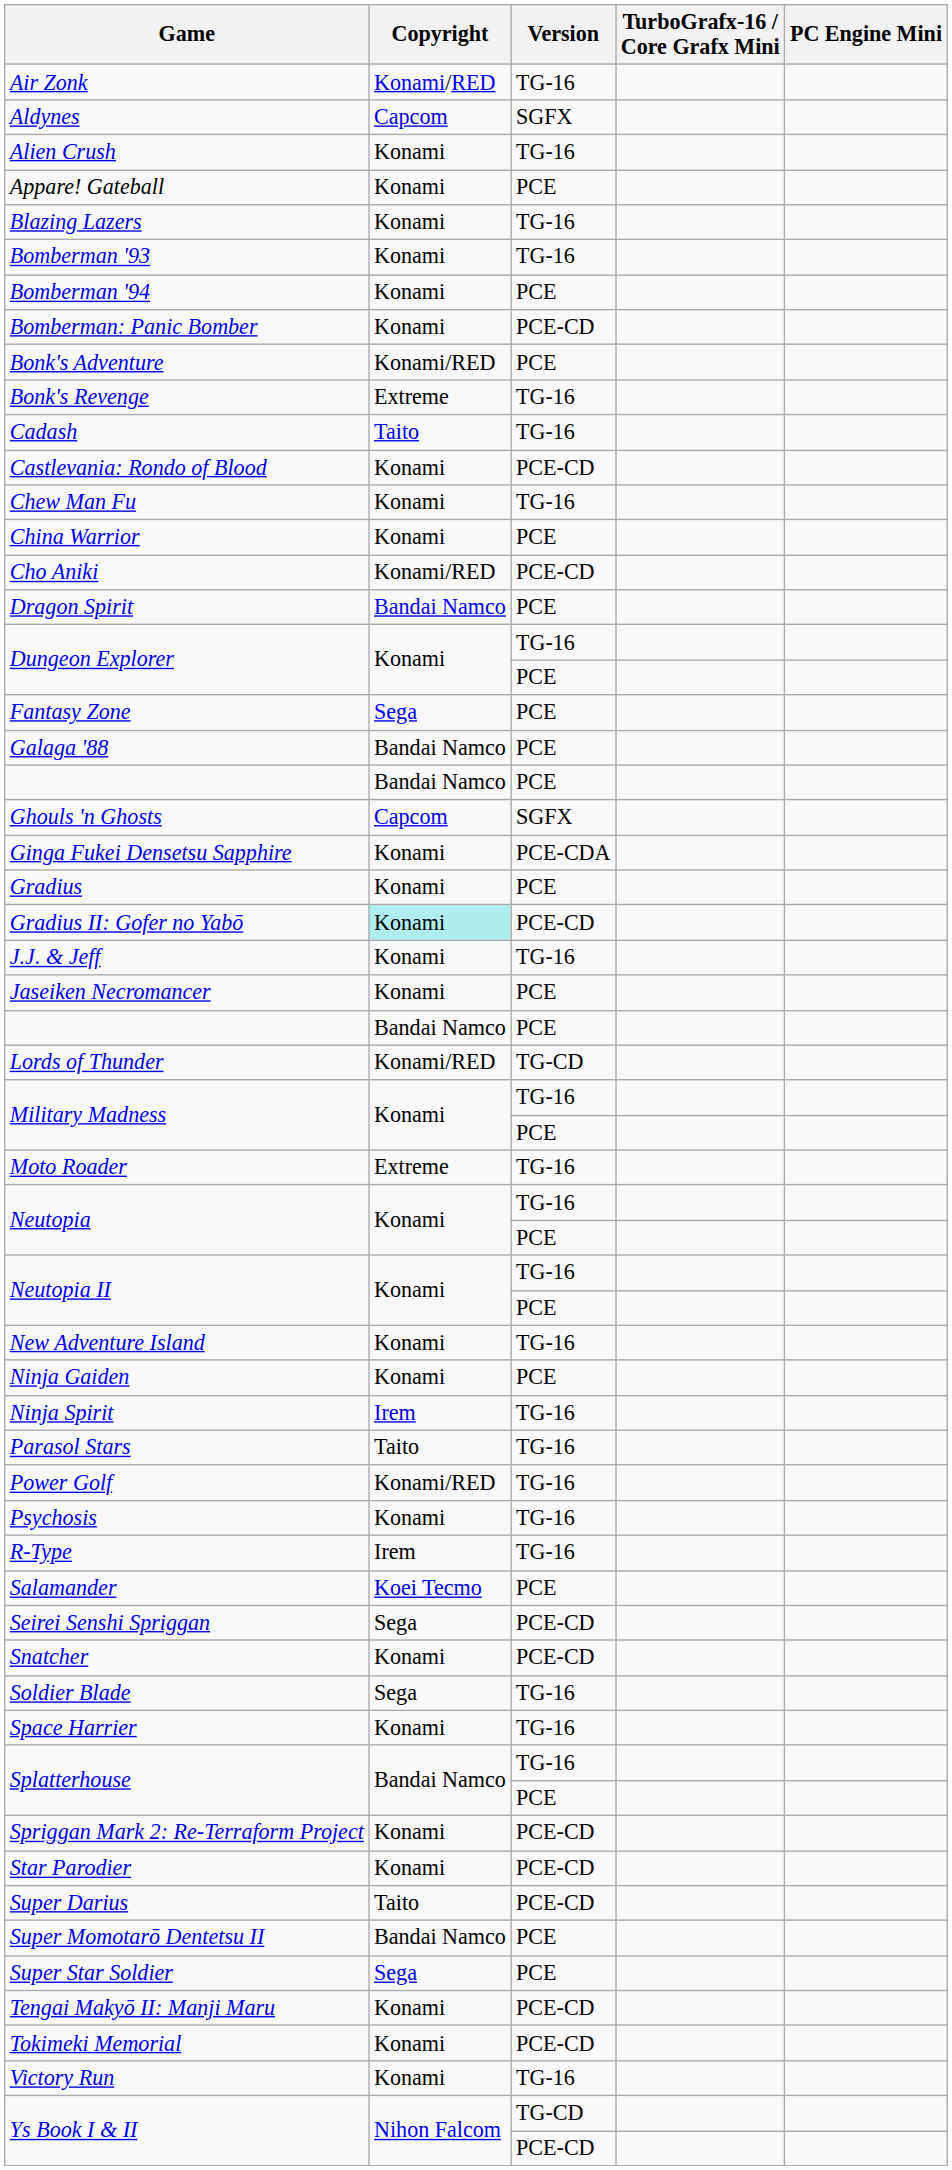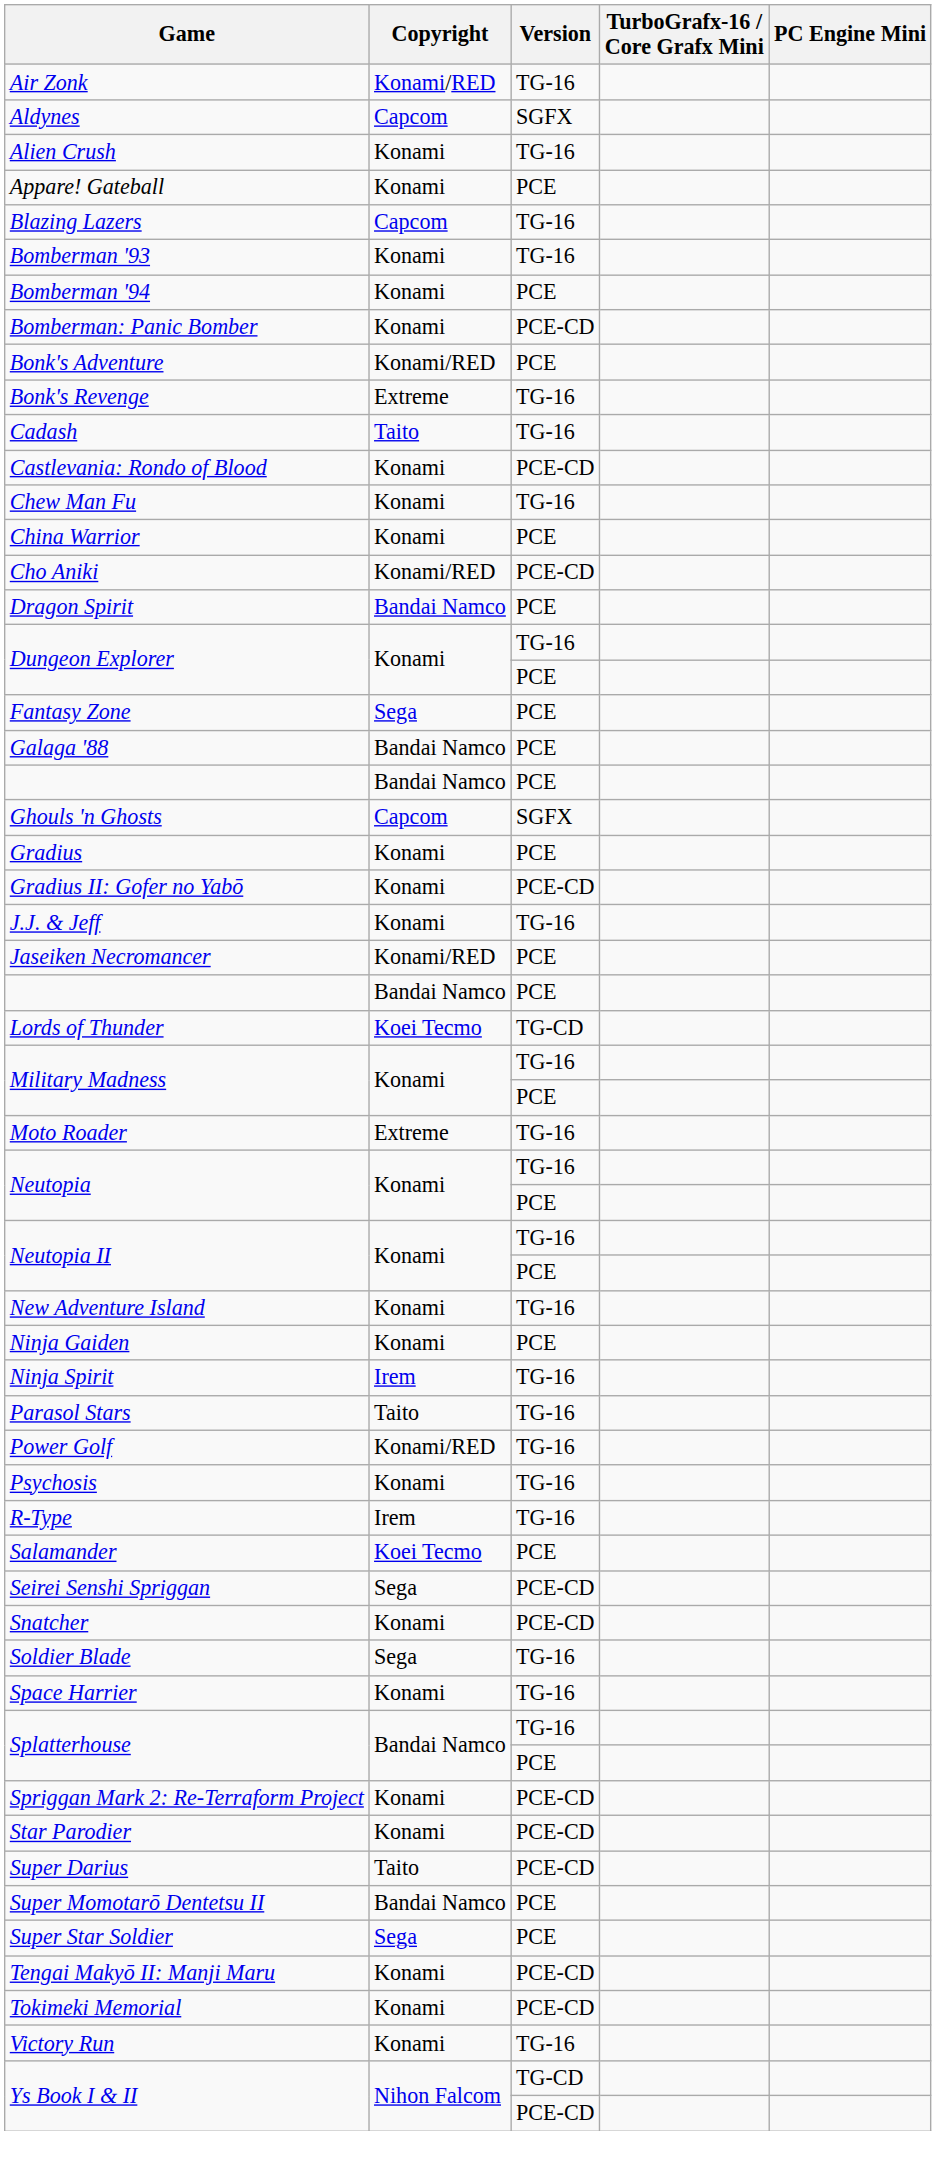(410, 221) Konami -> (411, 221) Capcom
- row: (151, 852)
(410, 922) paleturquoise background -> (410, 887) no background
(410, 992) Konami -> (435, 957) Konami/RED
(435, 1062) Konami/RED -> (428, 1027) Koei Tecmo
